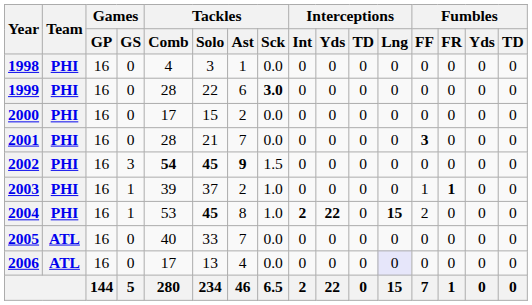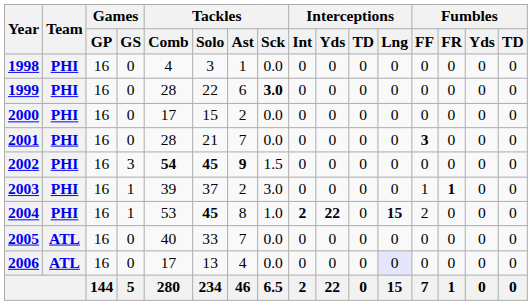(273, 189) 1.0 -> (273, 189) 3.0
